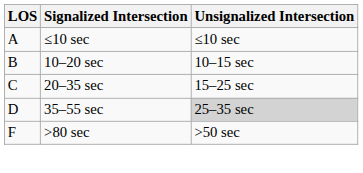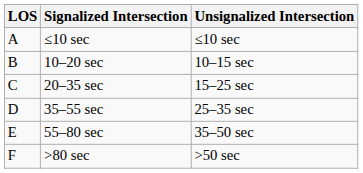(224, 109) lightgrey background -> (224, 109) no background
+ row: (74, 132)
